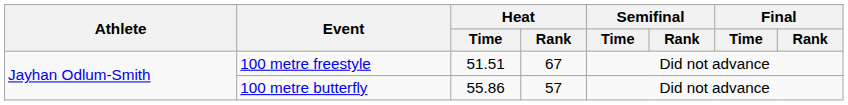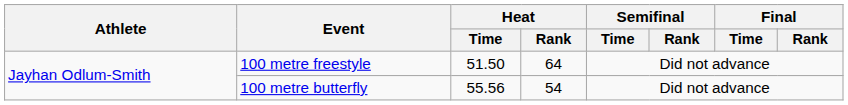(486, 64) 51.51 -> (486, 64) 51.50
(554, 64) 67 -> (554, 64) 64
(486, 88) 55.86 -> (486, 88) 55.56
(554, 88) 57 -> (554, 88) 54
